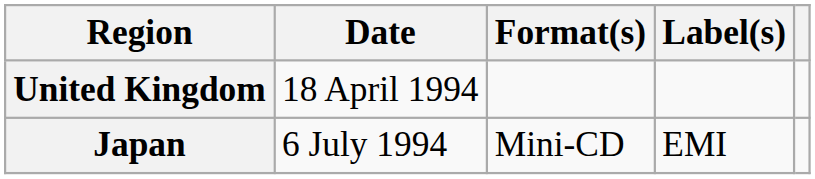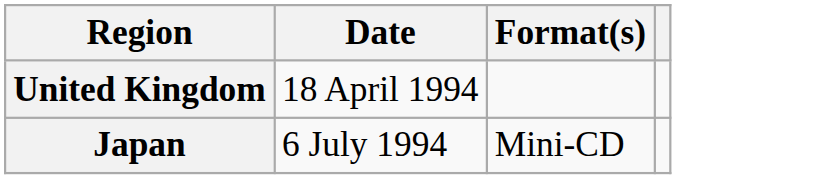- column: (724, 32)
